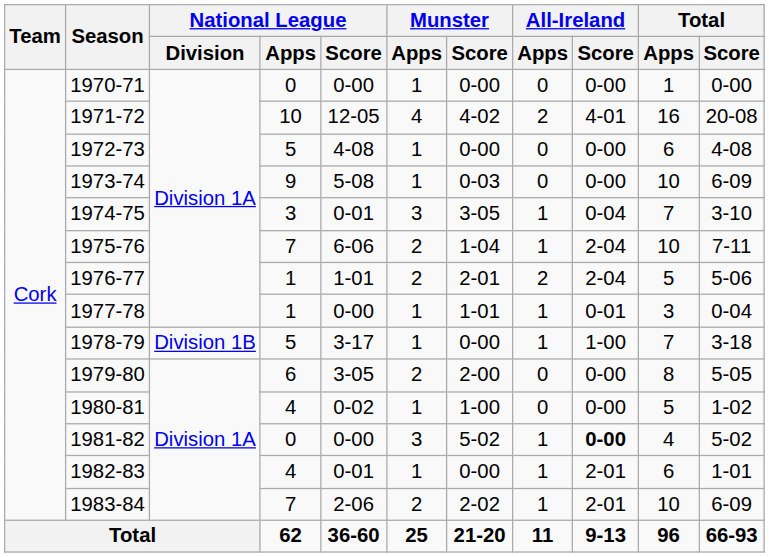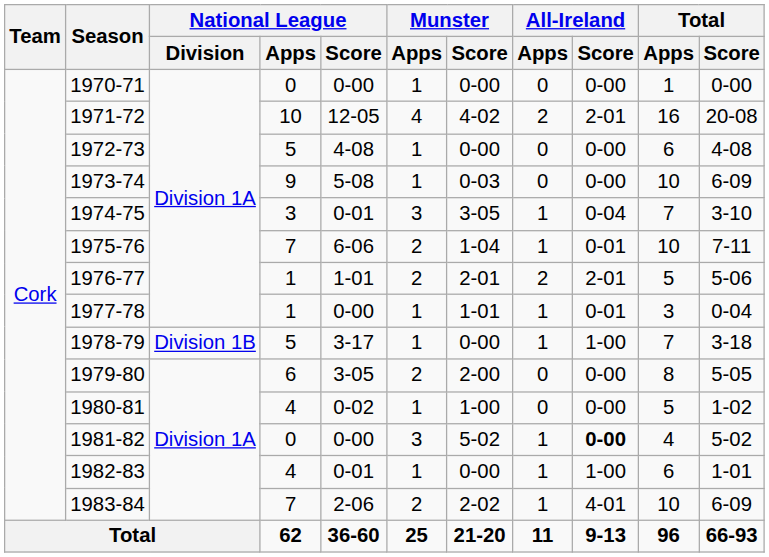(606, 117) 4-01 -> (606, 117) 2-01
(606, 246) 2-04 -> (606, 246) 0-01
(606, 278) 2-04 -> (606, 278) 2-01
(606, 471) 2-01 -> (606, 471) 1-00
(606, 504) 2-01 -> (606, 504) 4-01
